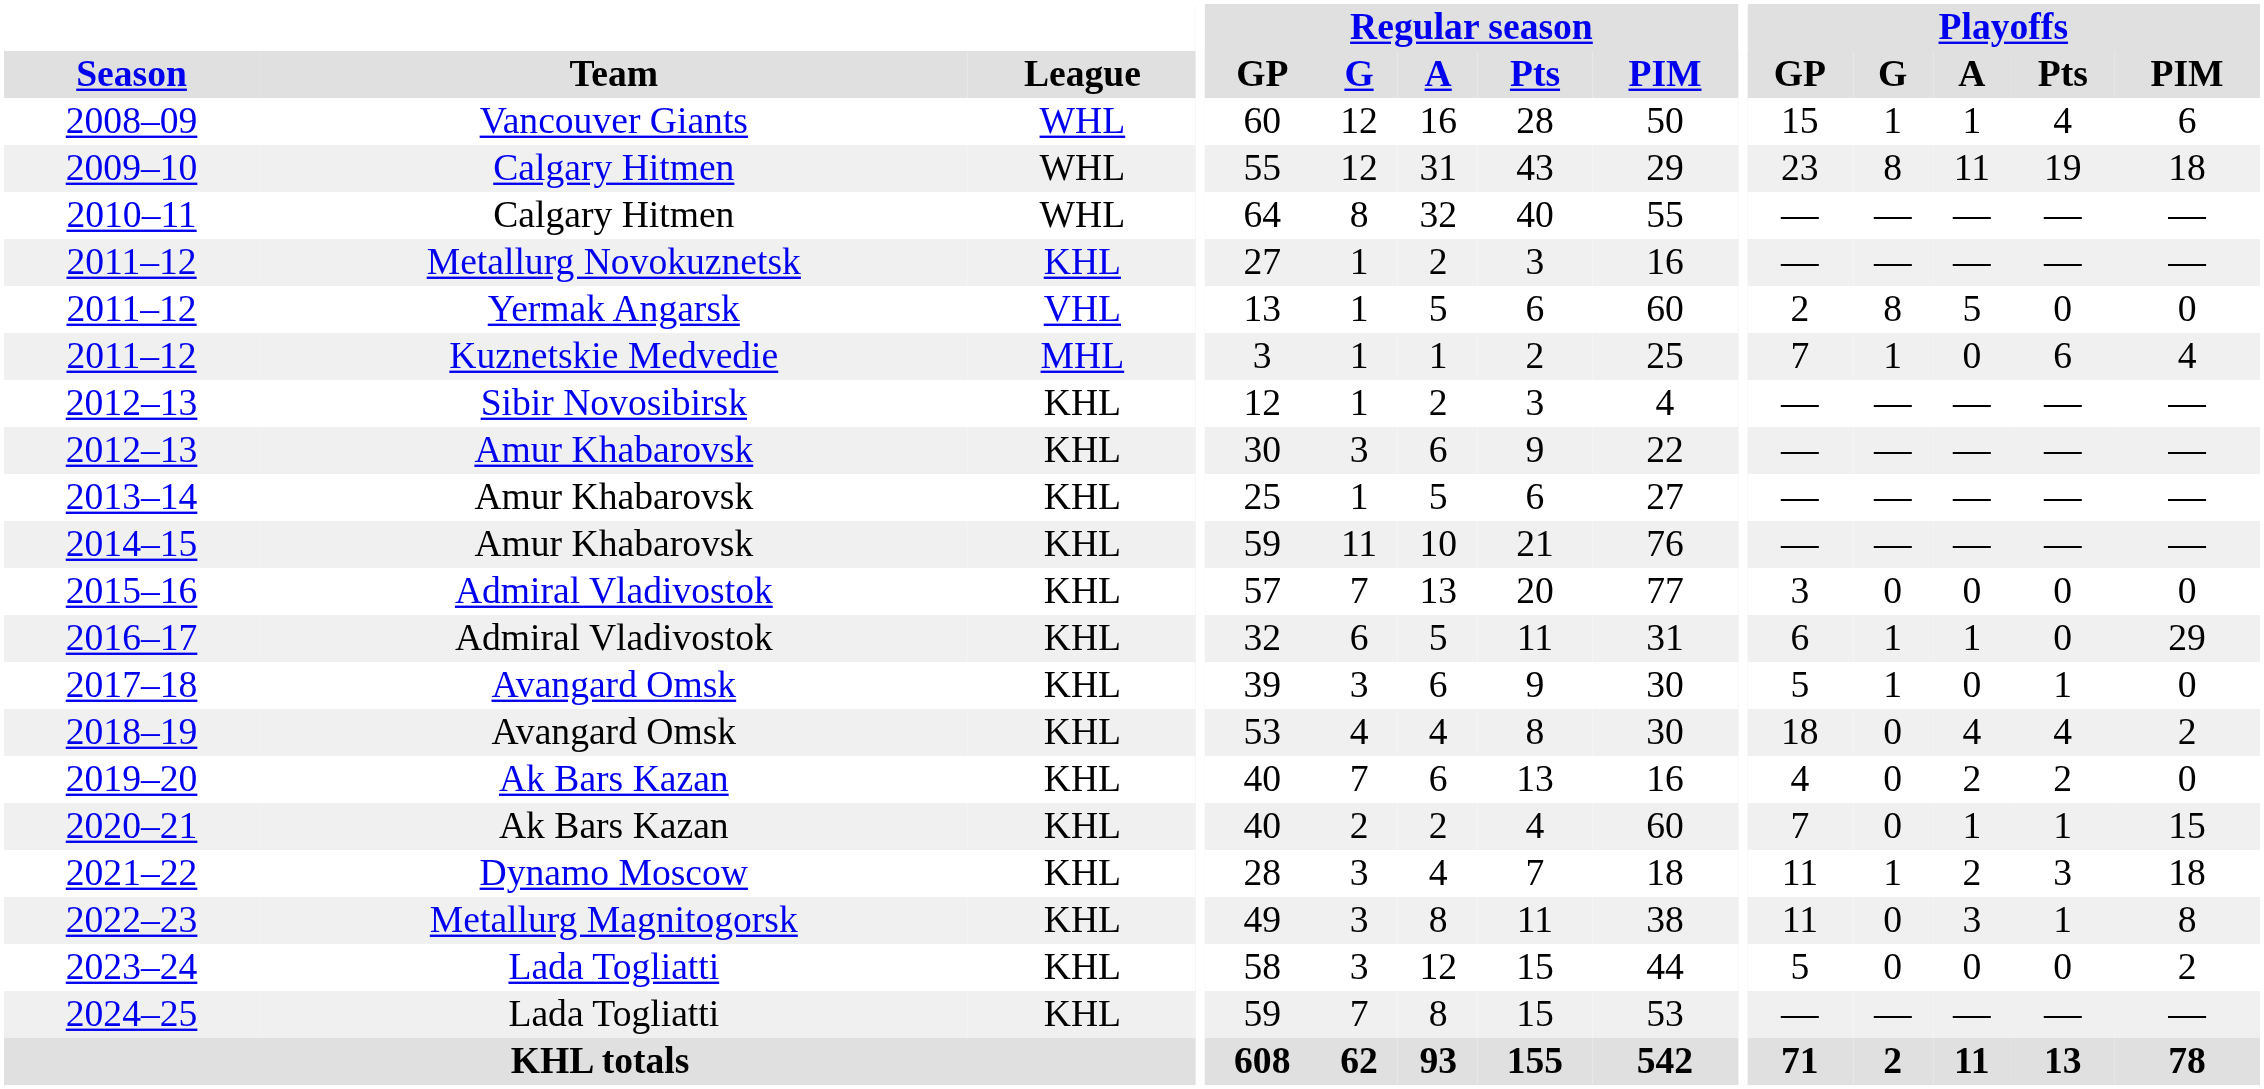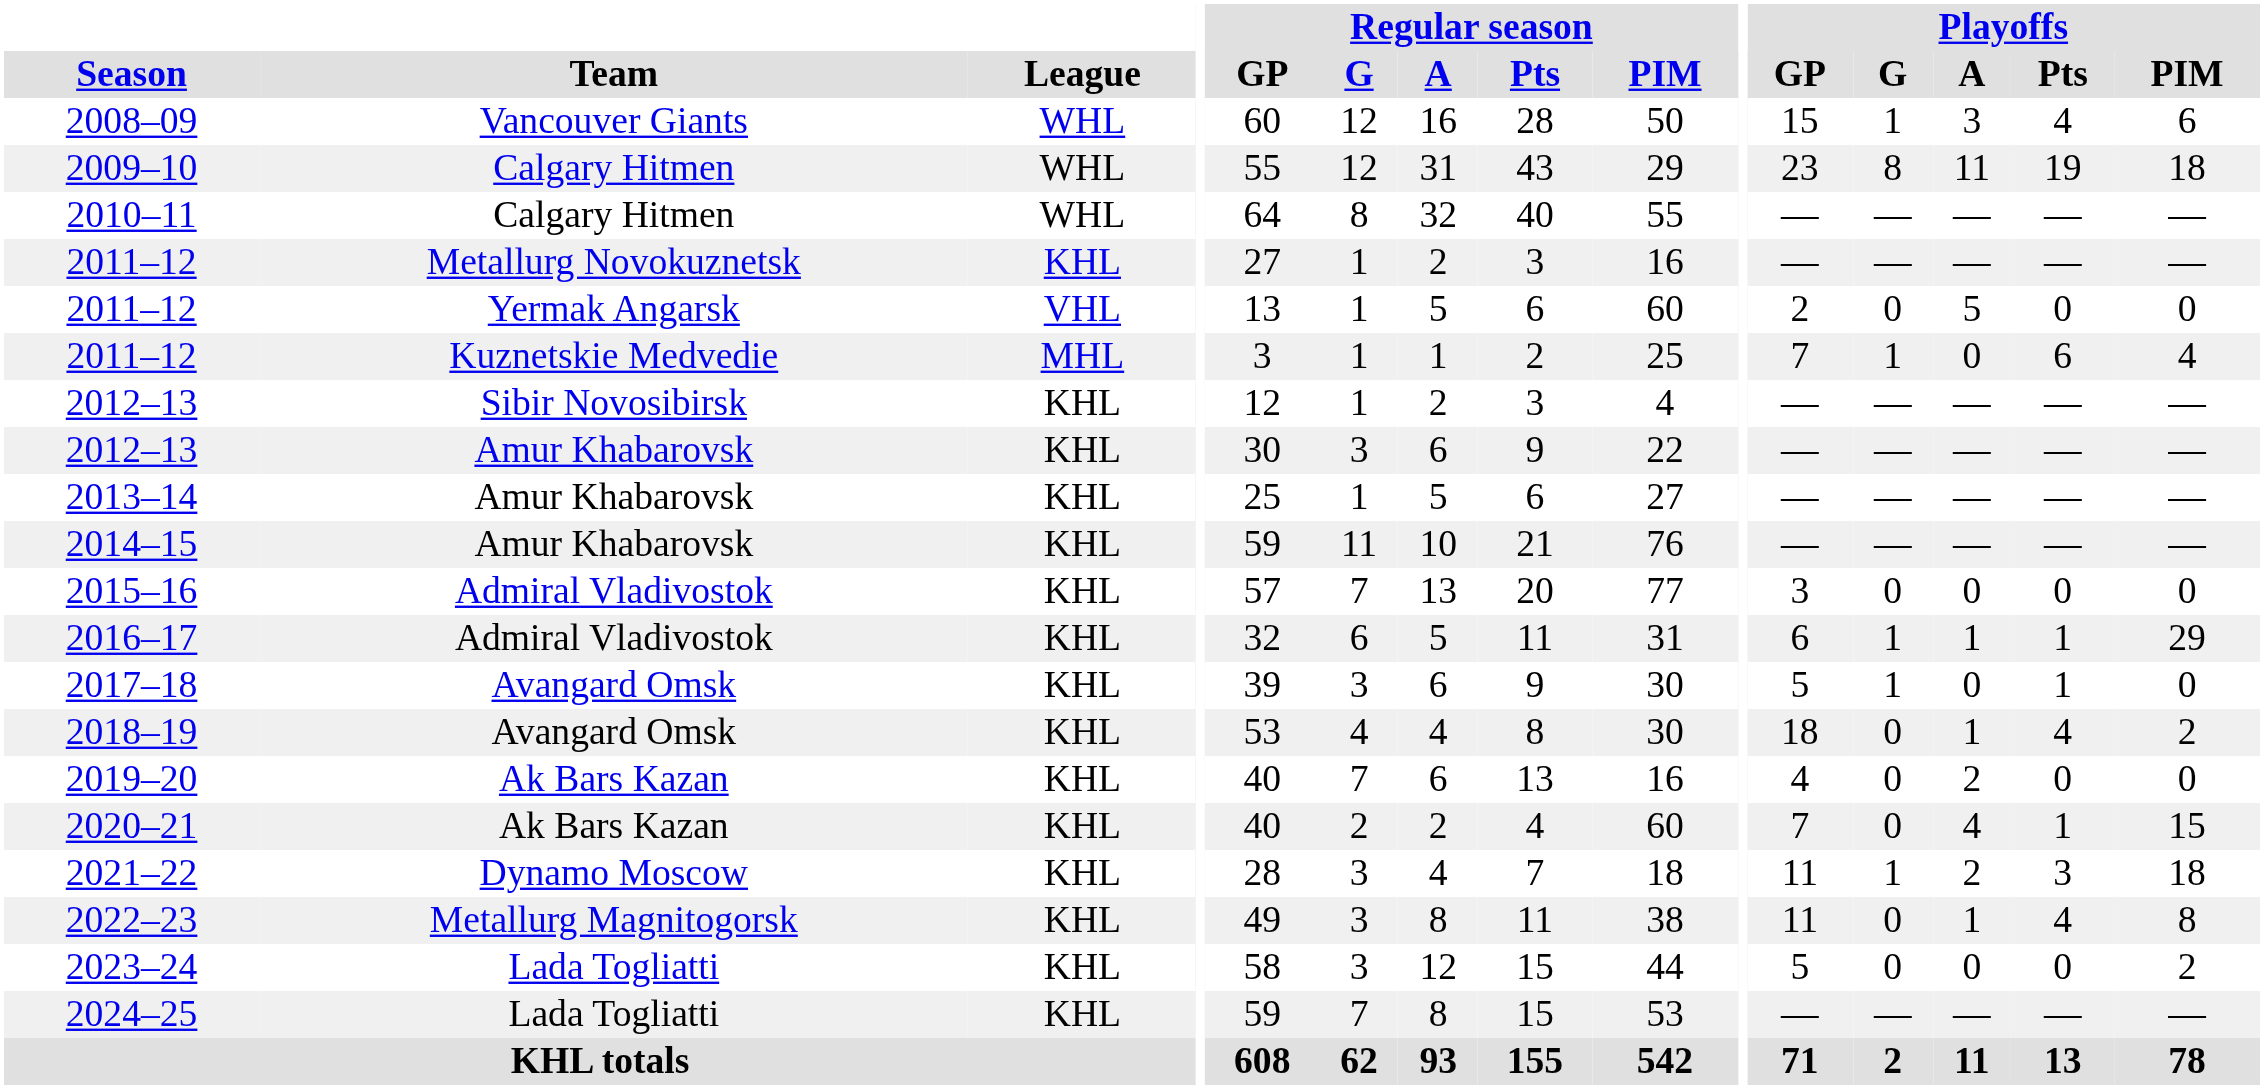(1972, 120) 1 -> (1972, 120) 3
(1893, 308) 8 -> (1893, 308) 0
(2063, 637) 0 -> (2063, 637) 1
(1972, 731) 4 -> (1972, 731) 1
(2063, 778) 2 -> (2063, 778) 0
(1972, 825) 1 -> (1972, 825) 4
(1972, 919) 3 -> (1972, 919) 1
(2063, 919) 1 -> (2063, 919) 4
